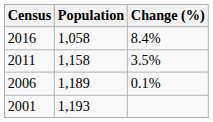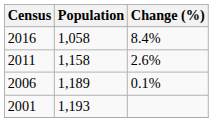(146, 60) 3.5% -> (146, 60) 2.6%
